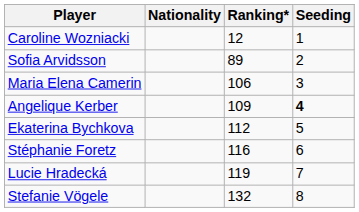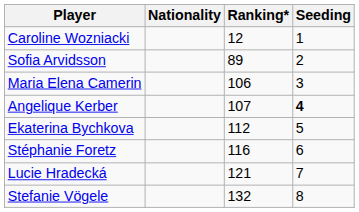(239, 106) 109 -> (239, 106) 107
(239, 173) 119 -> (239, 173) 121
